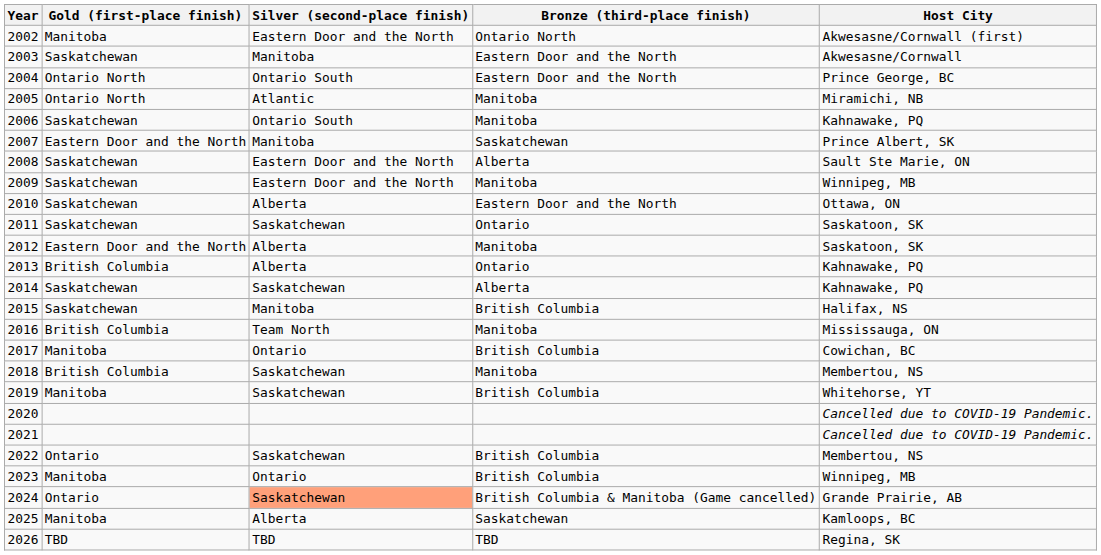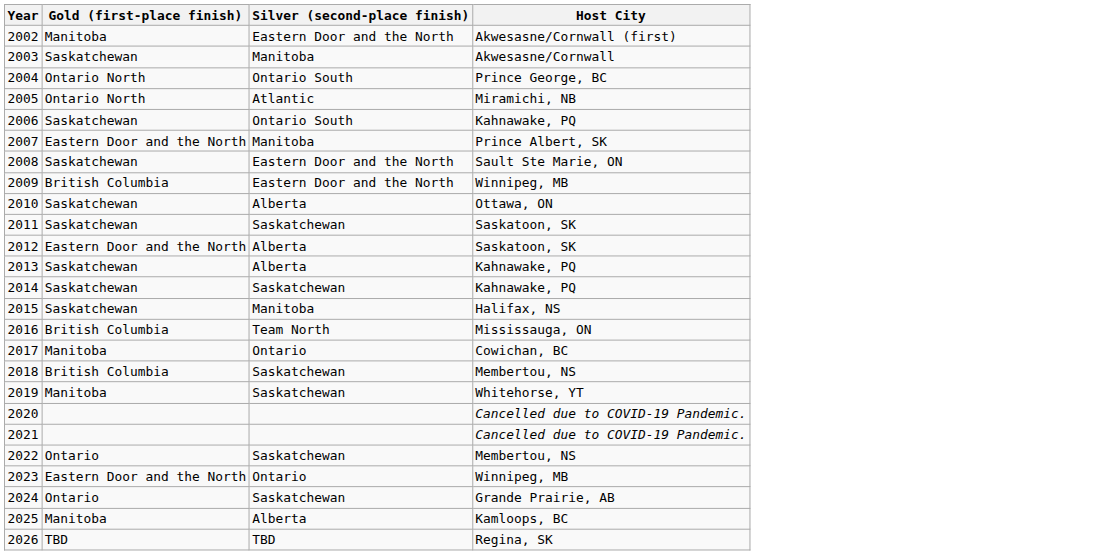- column: (646, 15)
(91, 183) Saskatchewan -> (107, 183) British Columbia
(107, 267) British Columbia -> (91, 267) Saskatchewan
(76, 476) Manitoba -> (145, 476) Eastern Door and the North
(299, 497) lightsalmon background -> (299, 497) no background
